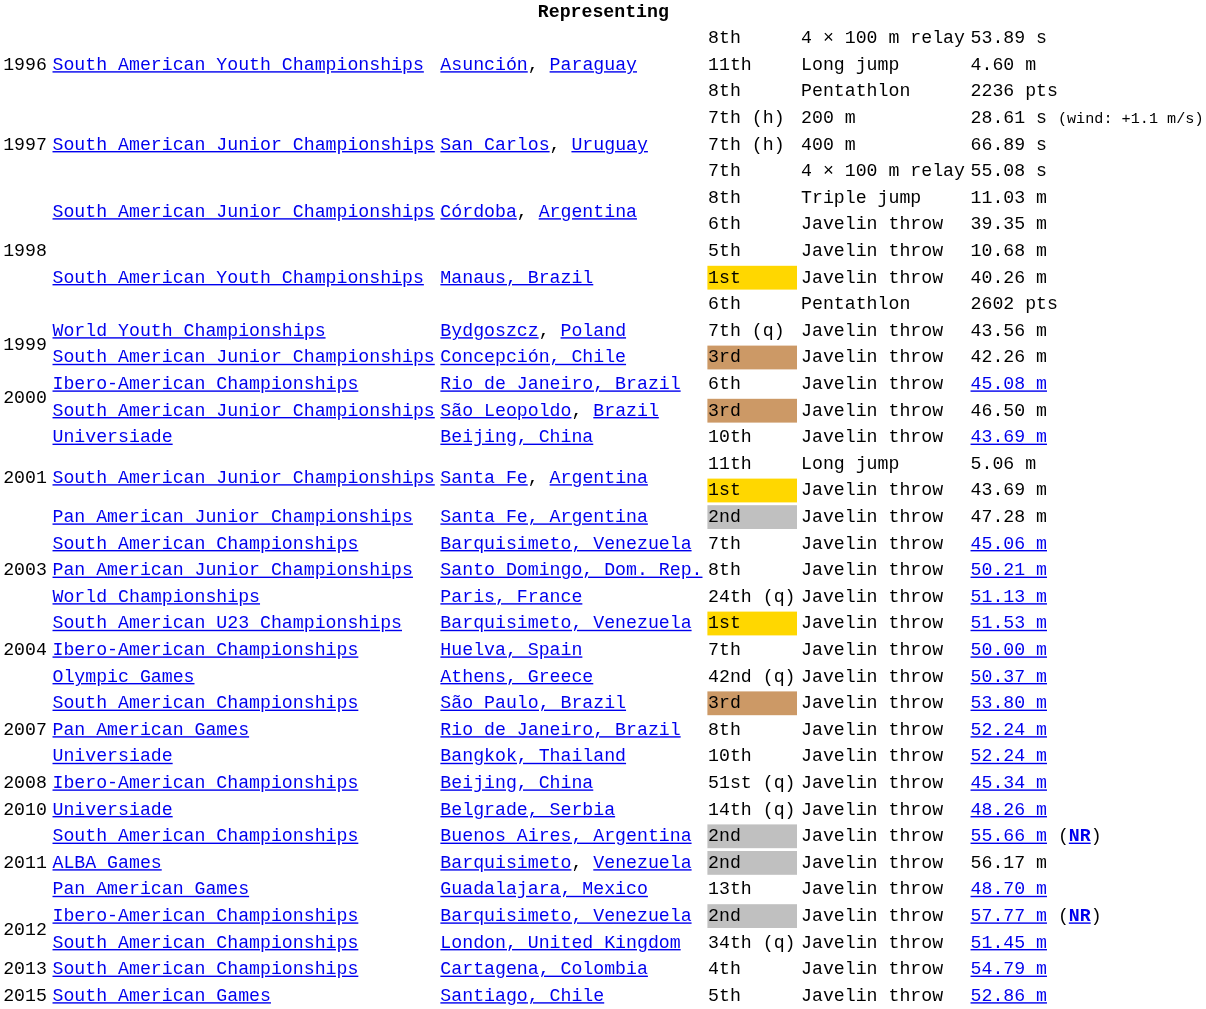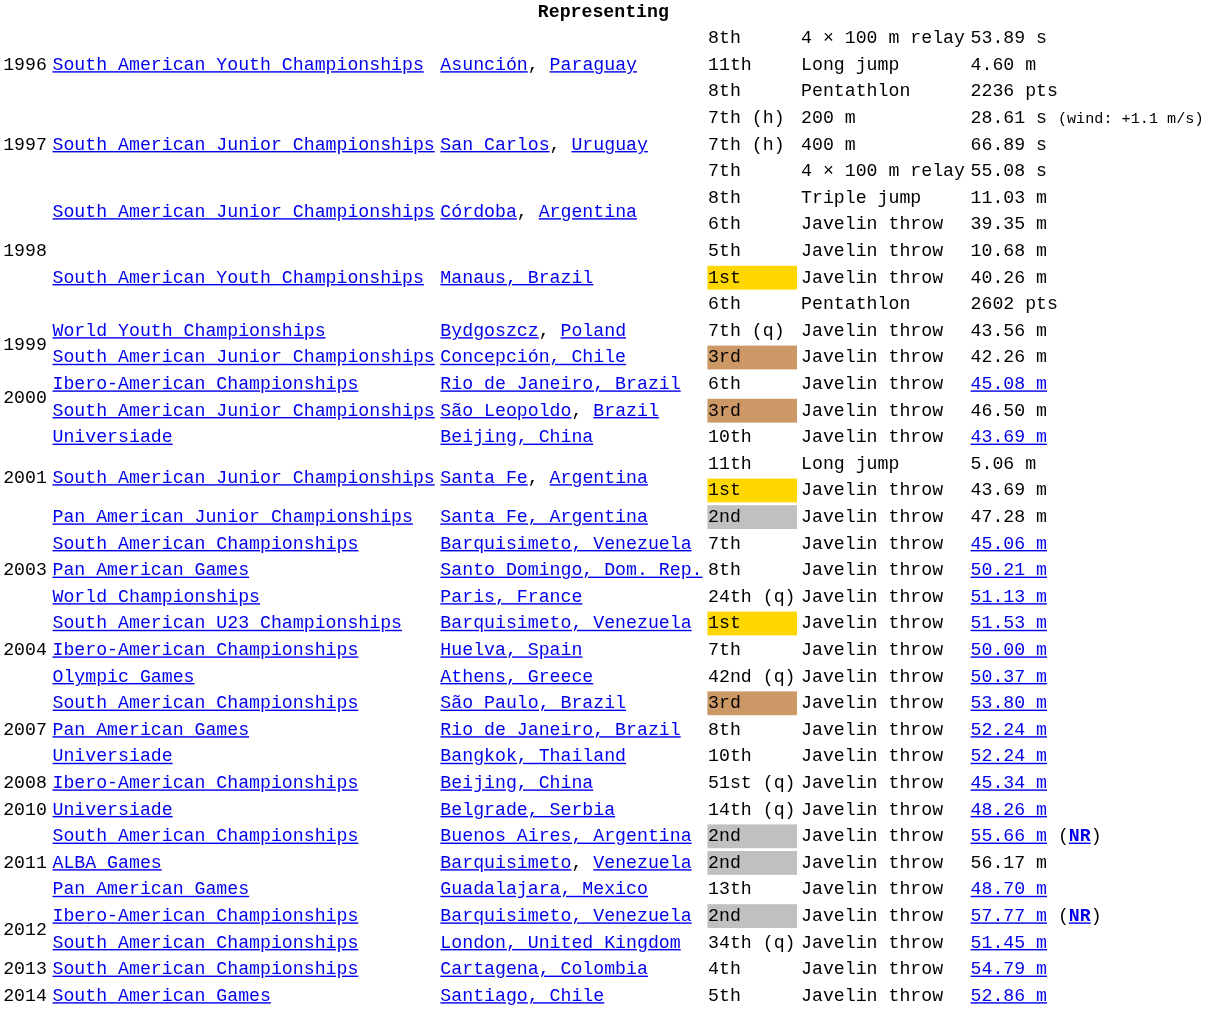(233, 570) Pan American Junior Championships -> (151, 570) Pan American Games
(25, 996) 2015 -> (25, 996) 2014
